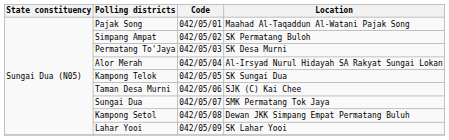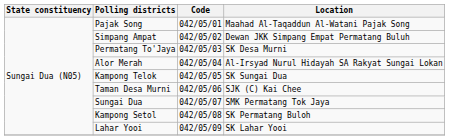(268, 37) SK Permatang Buloh -> (318, 37) Dewan JKK Simpang Empat Permatang Buluh
(318, 115) Dewan JKK Simpang Empat Permatang Buluh -> (268, 115) SK Permatang Buloh
